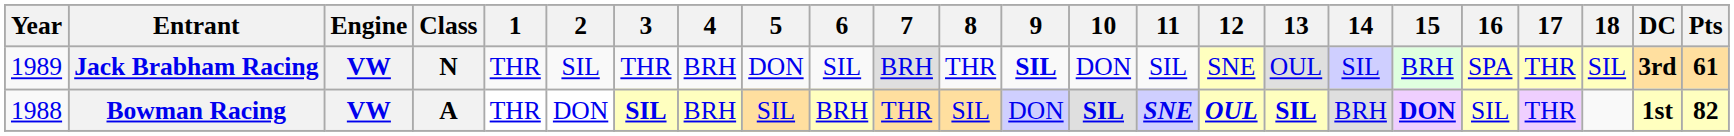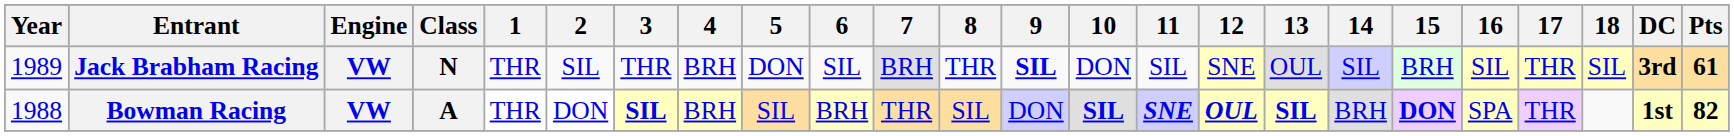(1490, 67) SPA -> (1490, 67) SIL
(1490, 109) SIL -> (1490, 109) SPA
